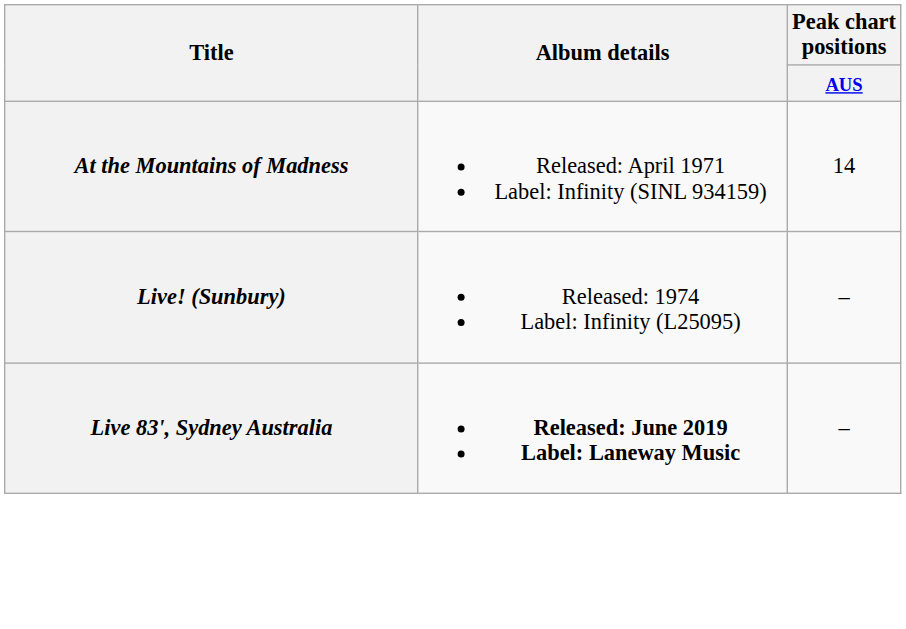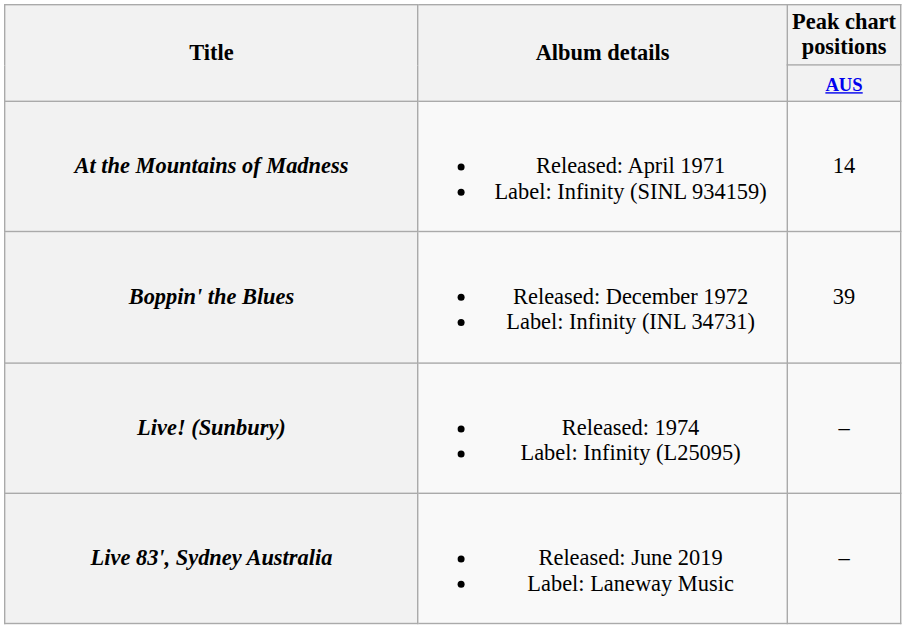+ row: (211, 296)
(603, 440) bold -> (603, 571) normal
